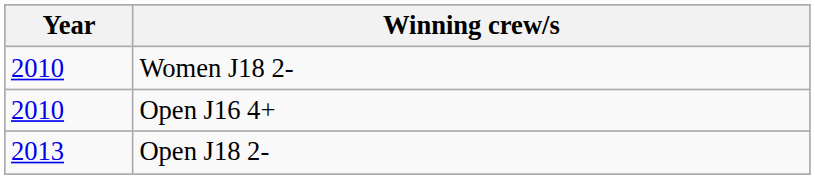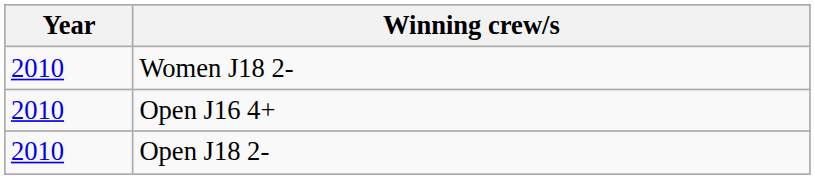(38, 151) 2013 -> (38, 151) 2010
